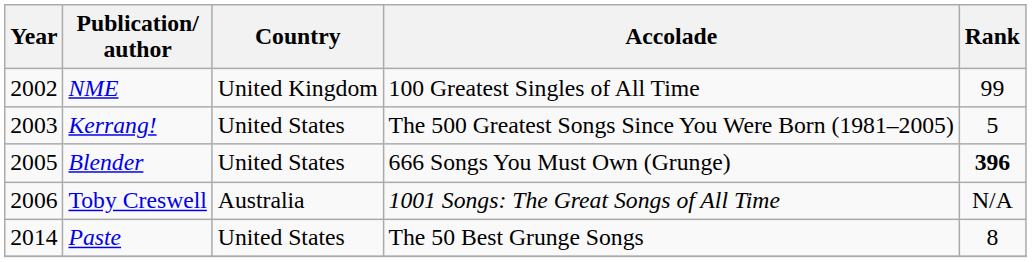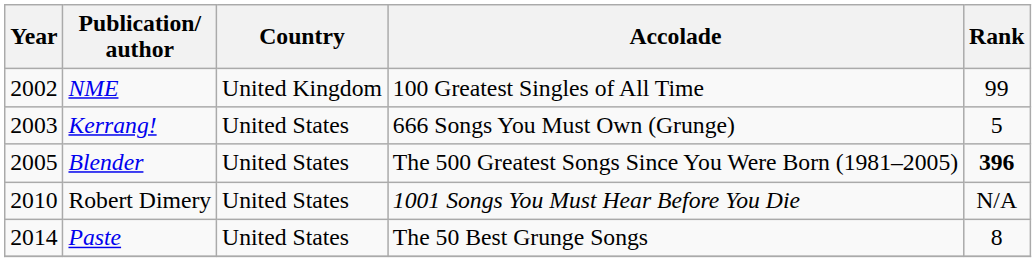(671, 125) The 500 Greatest Songs Since You Were Born (1981–2005) -> (564, 125) 666 Songs You Must Own (Grunge)
(560, 162) 666 Songs You Must Own (Grunge) -> (675, 162) The 500 Greatest Songs Since You Were Born (1981–2005)
- row: (138, 200)
+ row: (140, 200)
